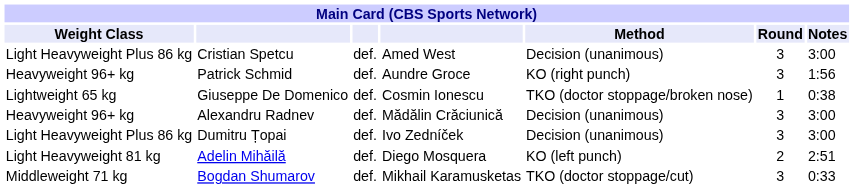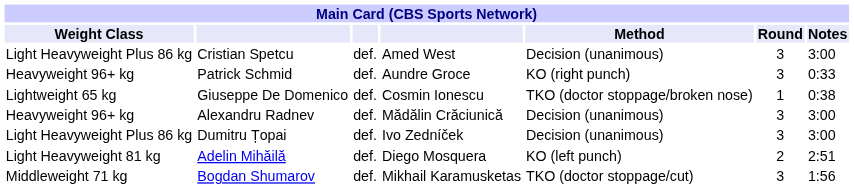(822, 74) 1:56 -> (822, 74) 0:33
(822, 176) 0:33 -> (822, 176) 1:56
